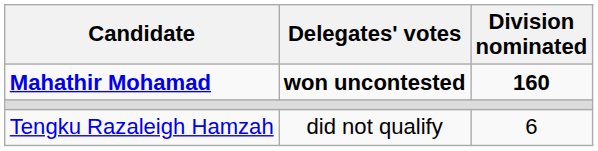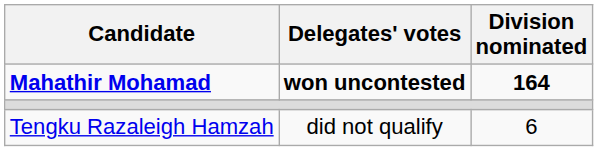(531, 81) 160 -> (531, 81) 164
